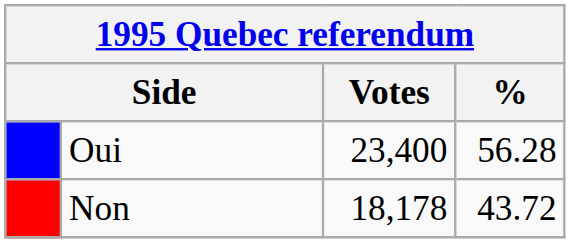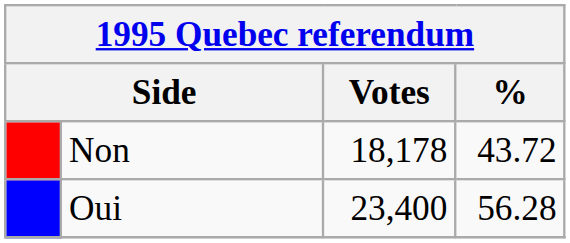rows swapped: (95, 150) <-> (99, 208)
